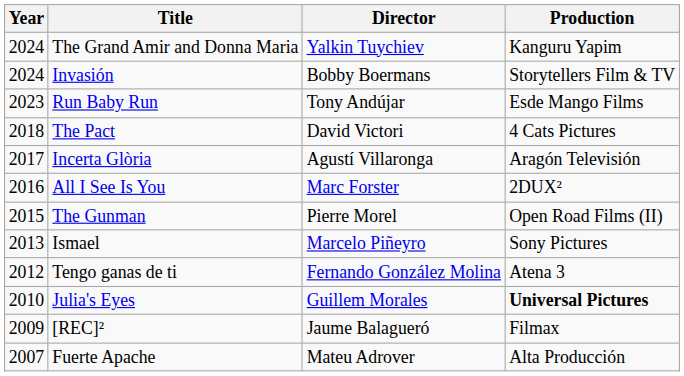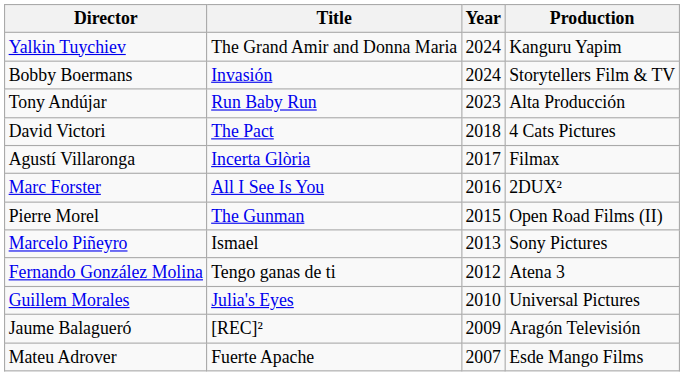columns swapped: (26, 18) <-> (404, 18)
(576, 103) Esde Mango Films -> (567, 103) Alta Producción
(575, 159) Aragón Televisión -> (534, 159) Filmax
(579, 300) bold -> (575, 300) normal
(534, 328) Filmax -> (575, 328) Aragón Televisión
(567, 356) Alta Producción -> (576, 356) Esde Mango Films
